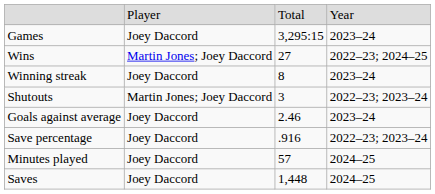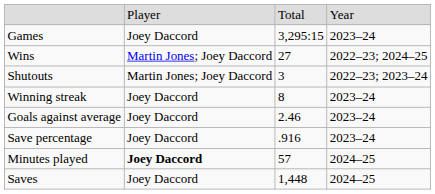rows swapped: (47, 76) <-> (30, 96)
(379, 138) 2022–23; 2023–24 -> (352, 138) 2023–24
(163, 158) normal -> (165, 158) bold
